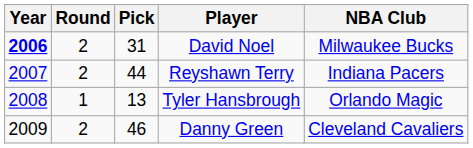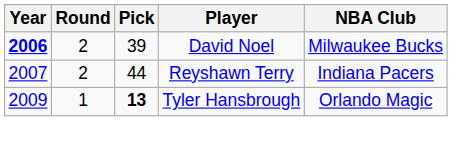(137, 45) 31 -> (137, 45) 39
(28, 101) 2008 -> (28, 101) 2009
(137, 101) normal -> (137, 101) bold
- row: (231, 128)
